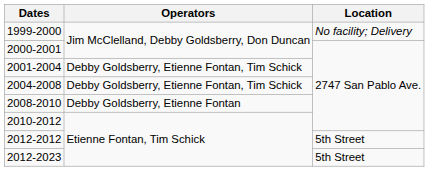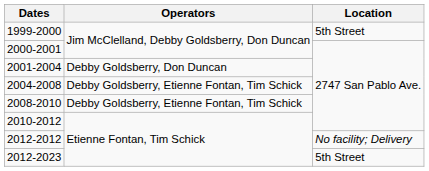(364, 31) No facility; Delivery -> (340, 31) 5th Street
(184, 67) Debby Goldsberry, Etienne Fontan, Tim Schick -> (147, 67) Debby Goldsberry, Don Duncan
(154, 103) Debby Goldsberry, Etienne Fontan -> (184, 103) Debby Goldsberry, Etienne Fontan, Tim Schick
(340, 139) 5th Street -> (364, 139) No facility; Delivery
